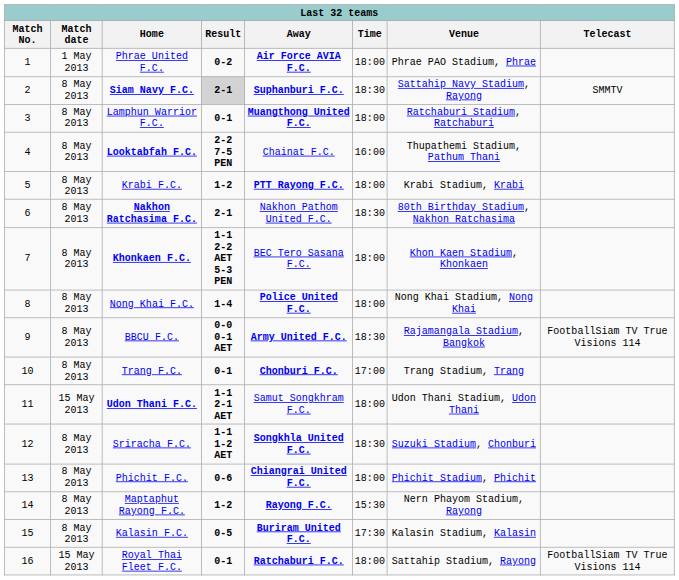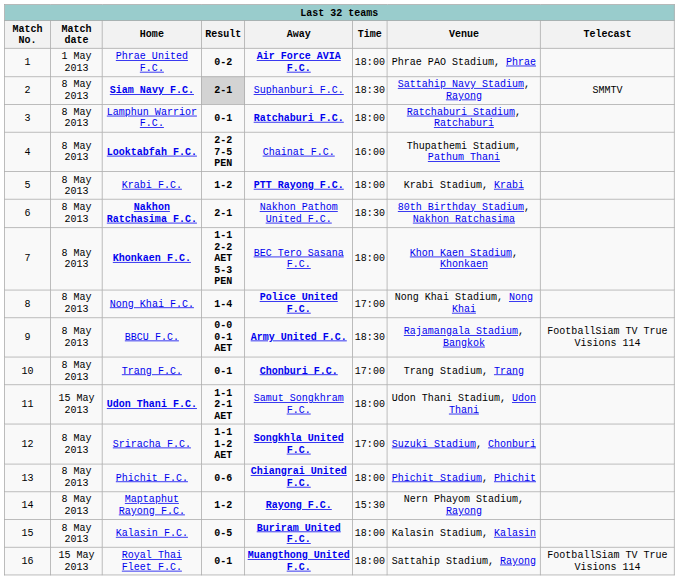(299, 90) bold -> (299, 90) normal
(299, 118) Muangthong United F.C. -> (299, 118) Ratchaburi F.C.
(370, 304) 18:00 -> (370, 304) 17:00
(370, 444) 18:30 -> (370, 444) 17:00
(370, 533) 17:30 -> (370, 533) 18:00
(299, 561) Ratchaburi F.C. -> (299, 561) Muangthong United F.C.
